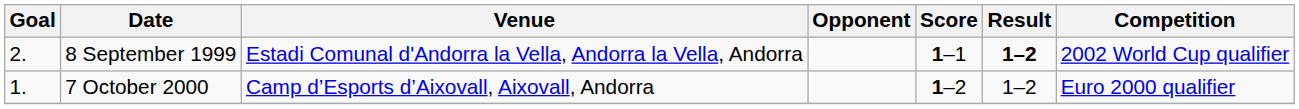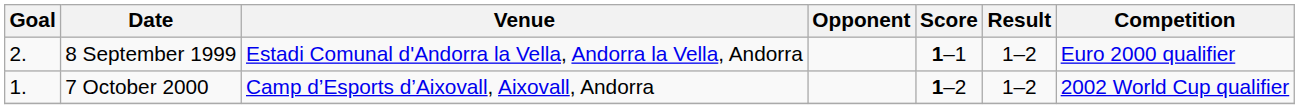(1019, 53) bold -> (1019, 53) normal
(1175, 53) 2002 World Cup qualifier -> (1148, 53) Euro 2000 qualifier
(1148, 86) Euro 2000 qualifier -> (1175, 86) 2002 World Cup qualifier
